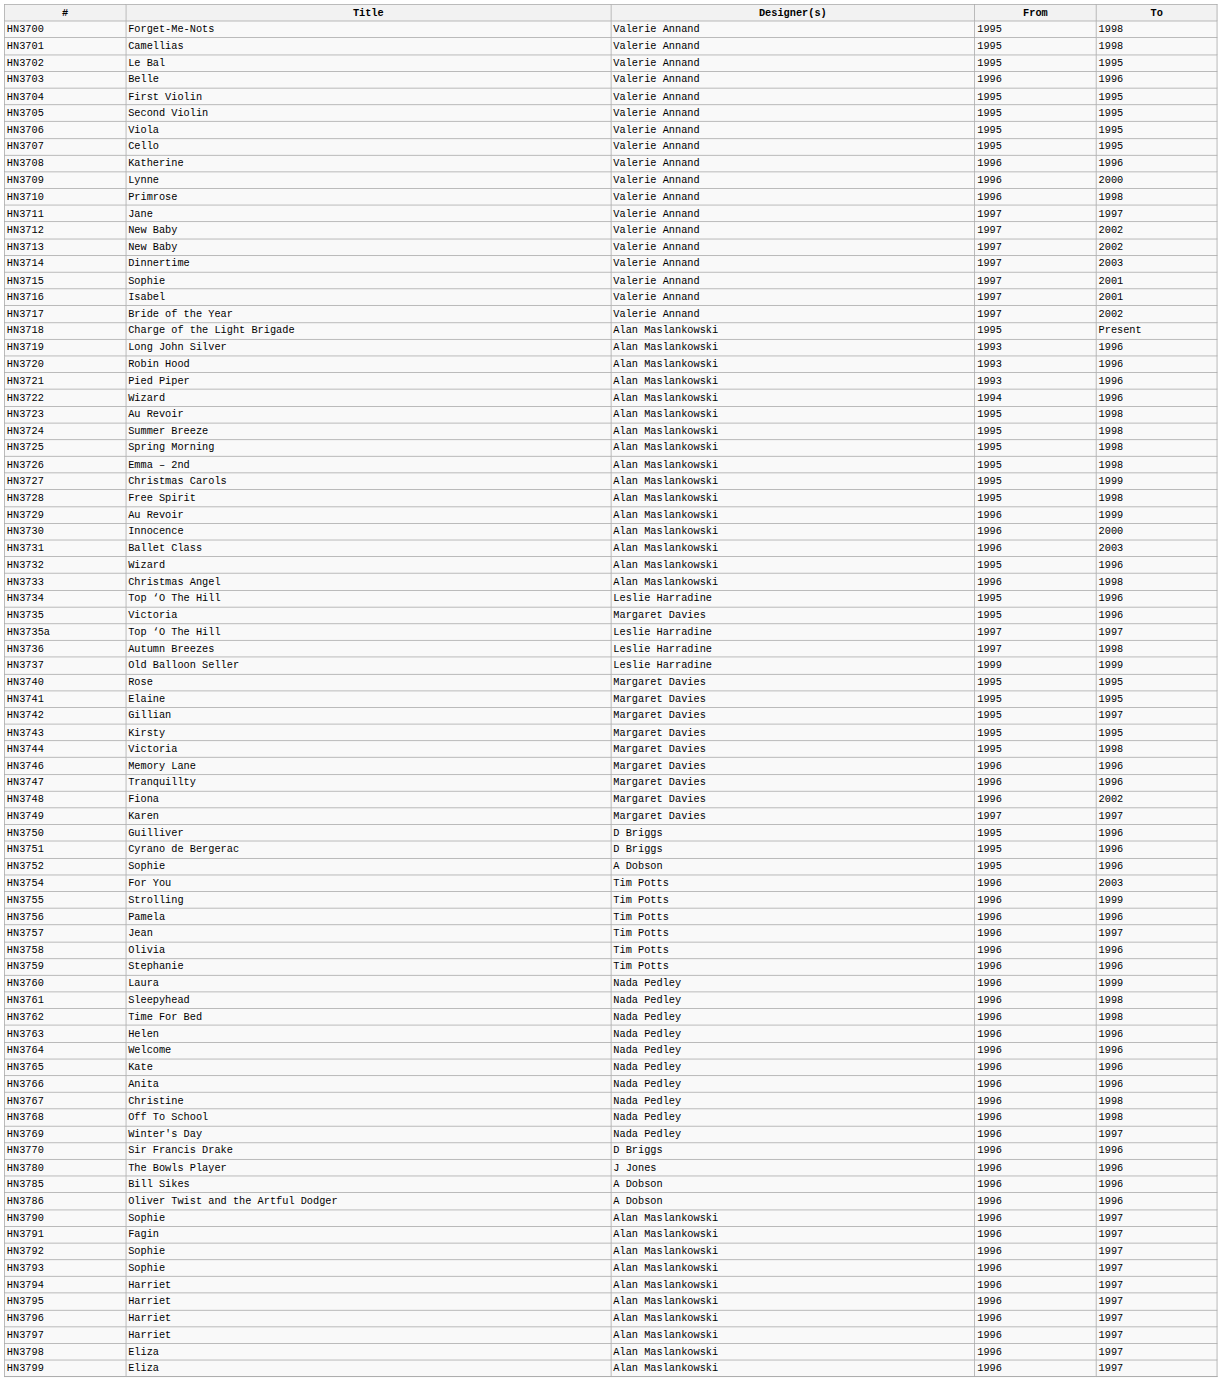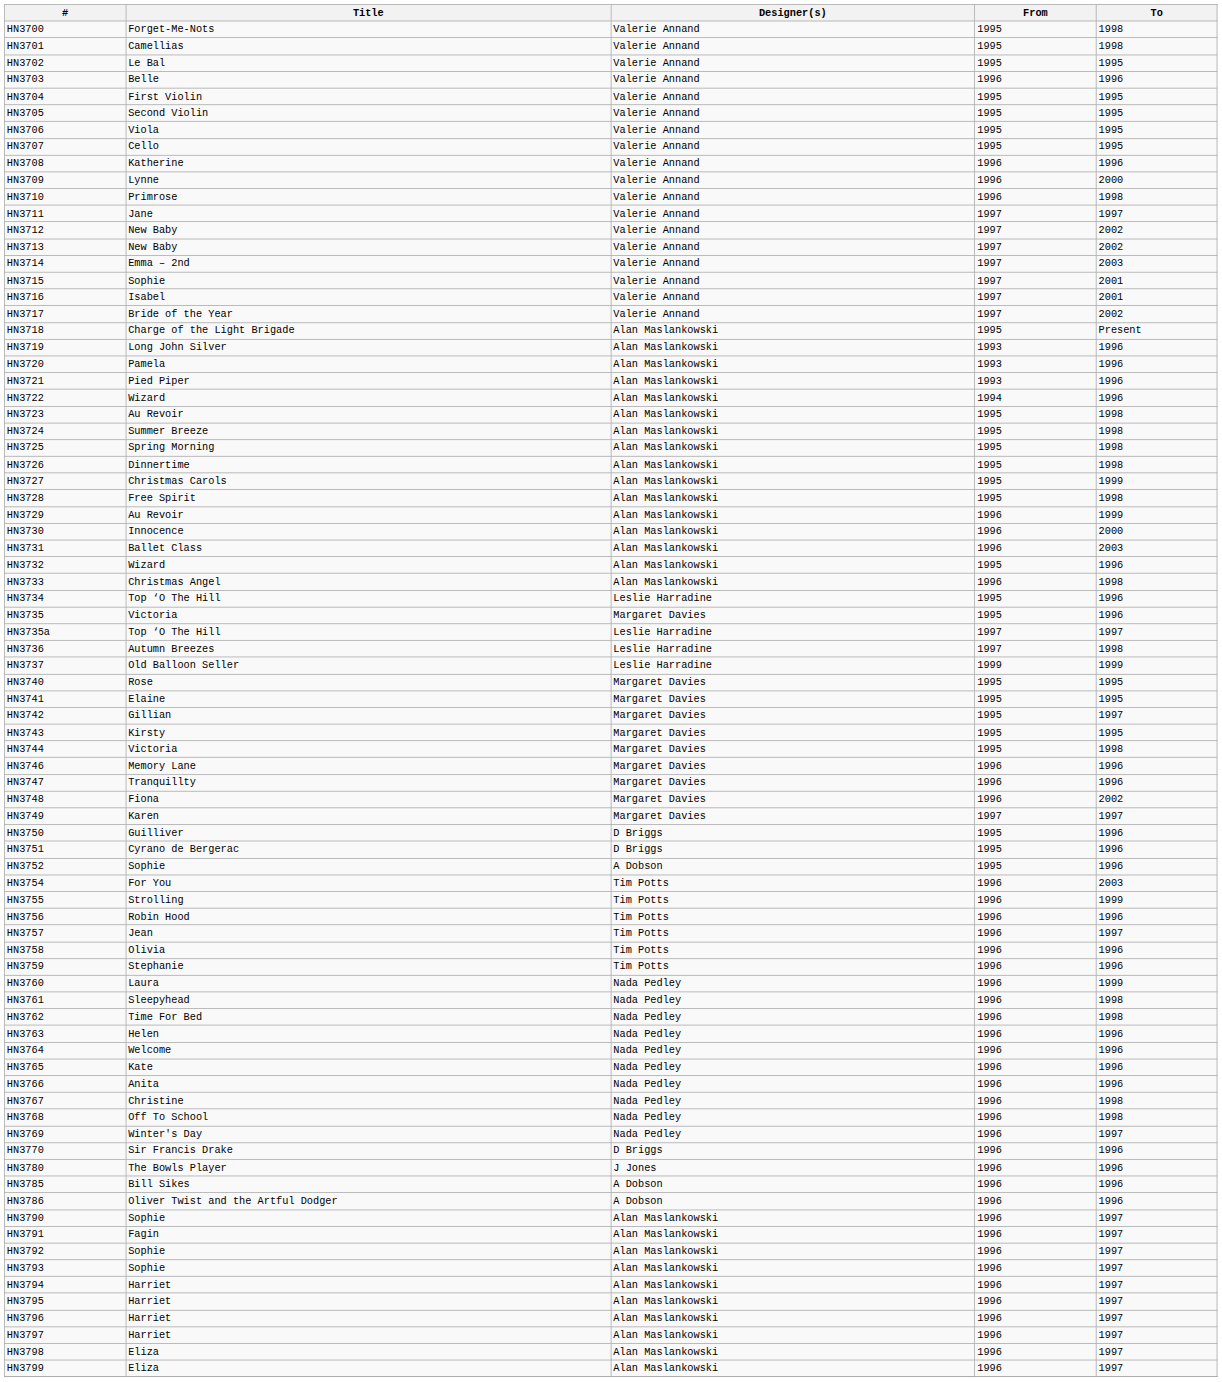(159, 264) Dinnertime -> (159, 264) Emma – 2nd
(159, 364) Robin Hood -> (147, 364) Pamela
(159, 465) Emma – 2nd -> (159, 465) Dinnertime
(147, 917) Pamela -> (159, 917) Robin Hood
